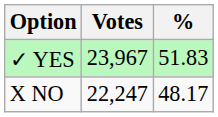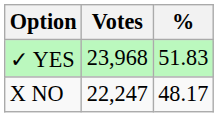(117, 58) 23,967 -> (117, 58) 23,968
